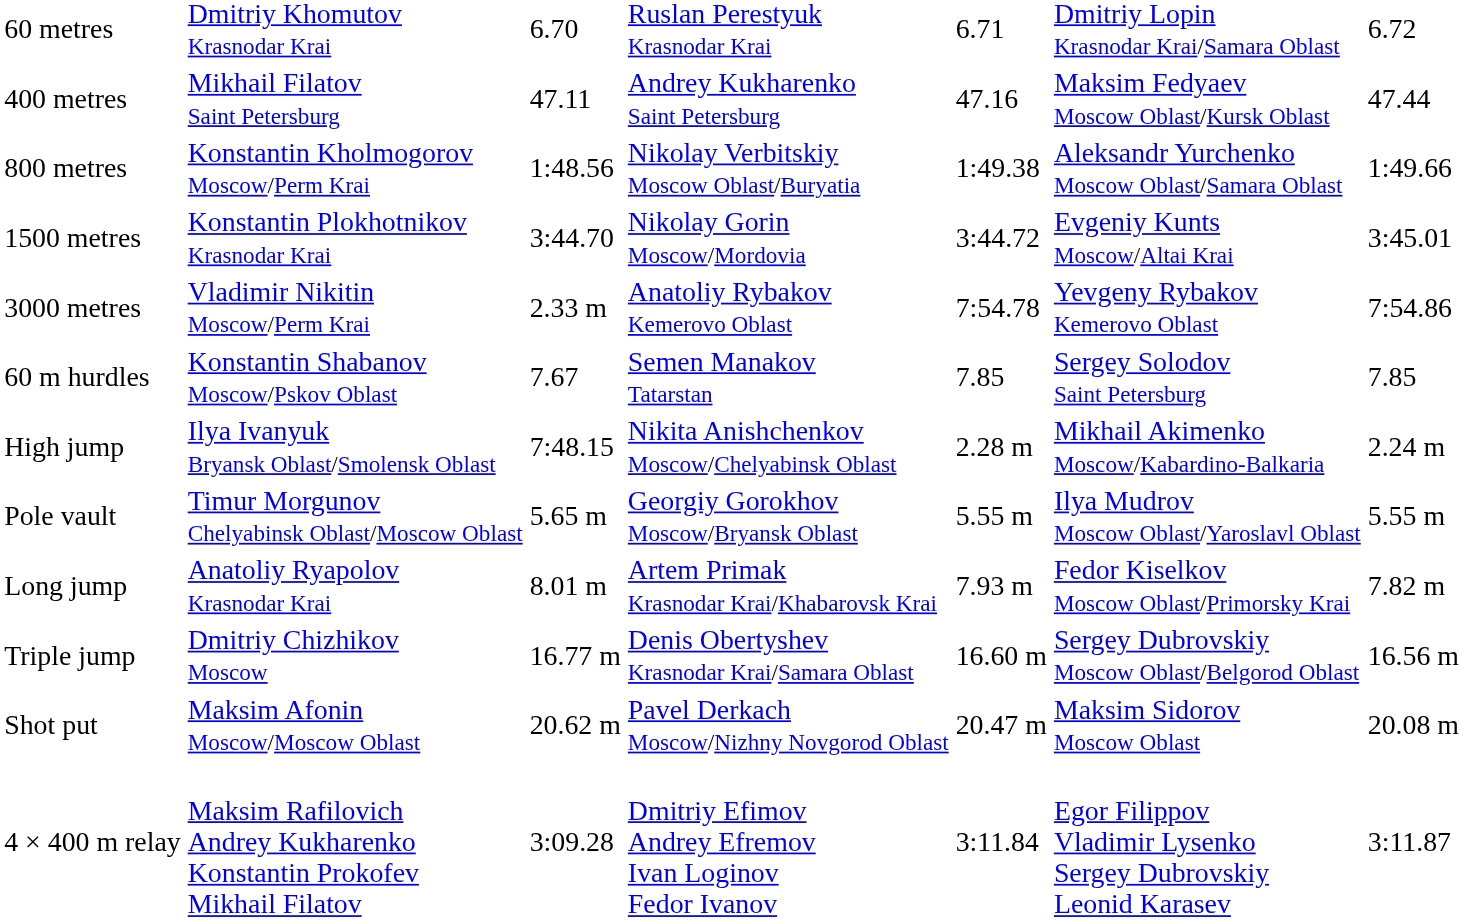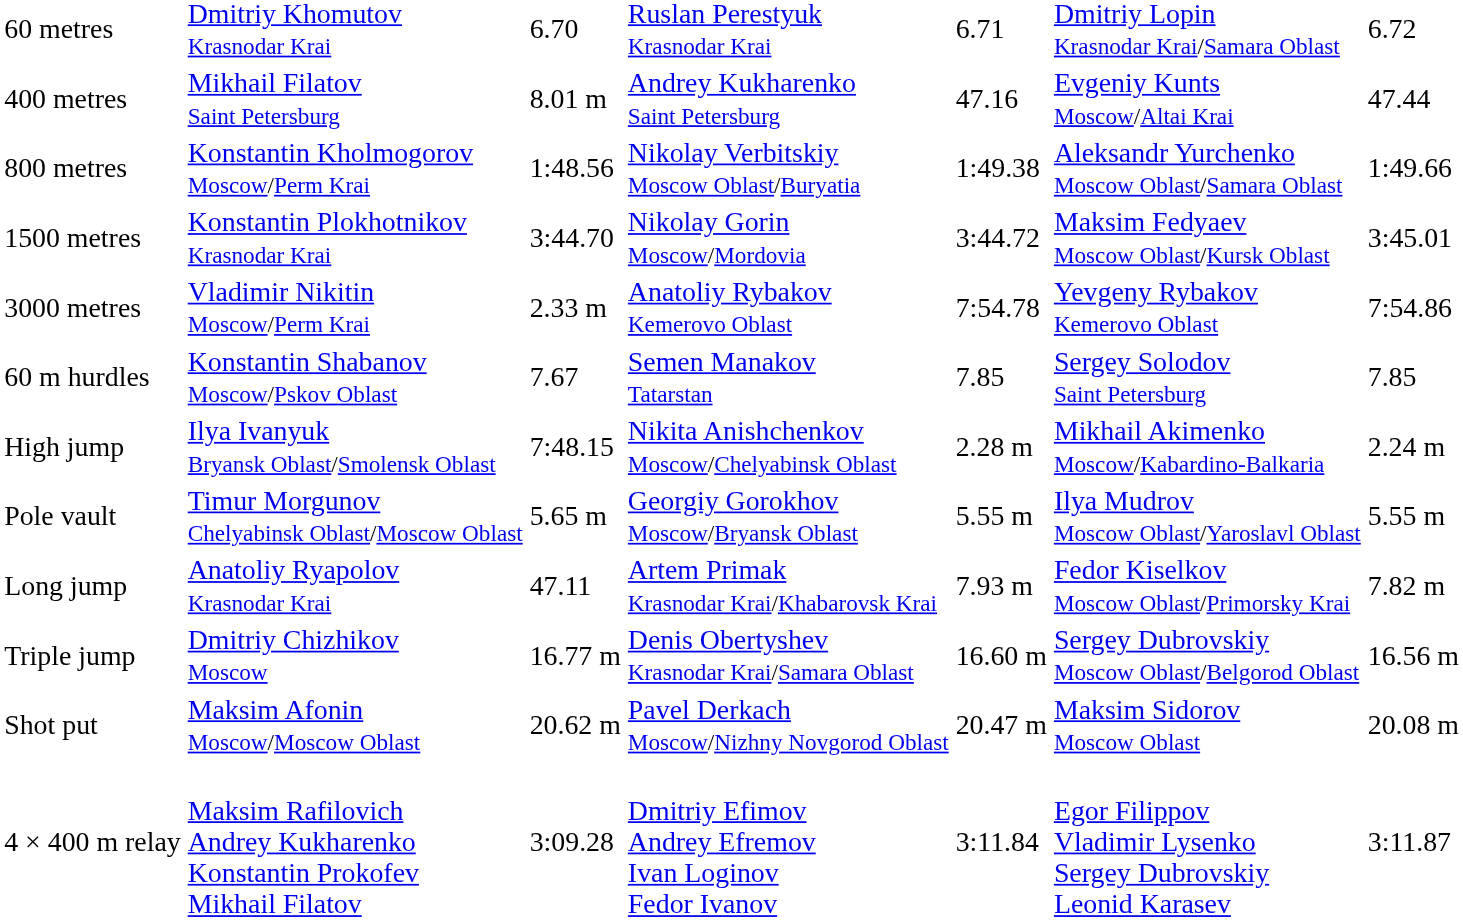(560, 98) 47.11 -> (568, 98) 8.01 m
(1192, 98) Maksim Fedyaev Moscow Oblast/Kursk Oblast -> (1144, 98) Evgeniy Kunts Moscow/Altai Krai
(1144, 237) Evgeniy Kunts Moscow/Altai Krai -> (1192, 237) Maksim Fedyaev Moscow Oblast/Kursk Oblast
(568, 585) 8.01 m -> (560, 585) 47.11
